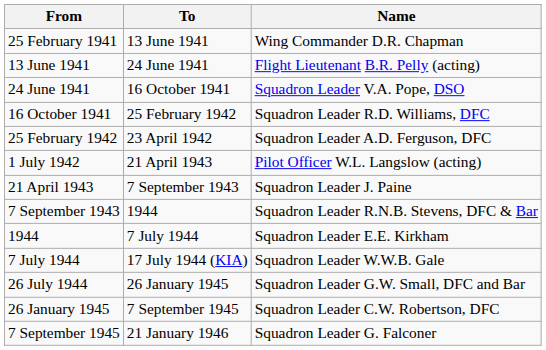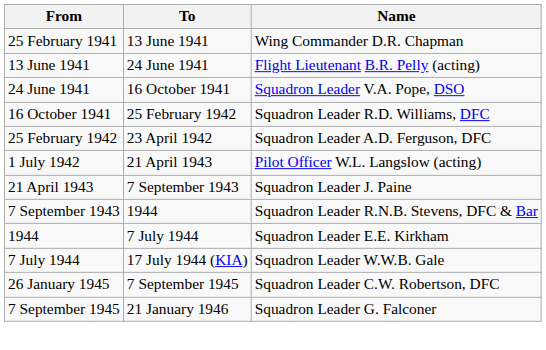- row: (48, 284)
